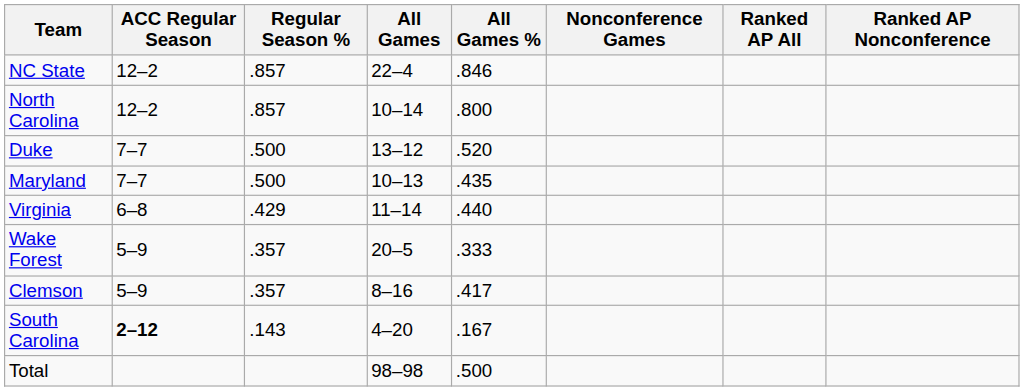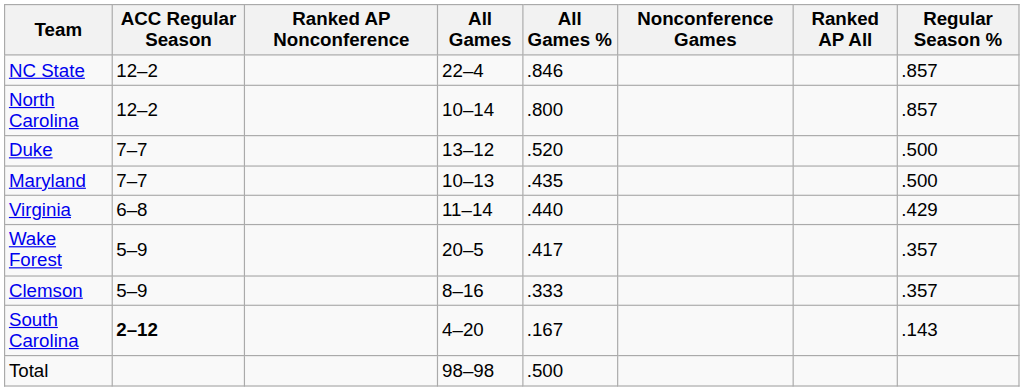columns swapped: (306, 29) <-> (923, 29)
(474, 250) .333 -> (545, 250) .417
(474, 290) .417 -> (545, 290) .333
